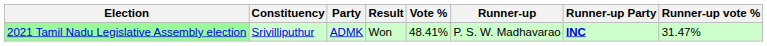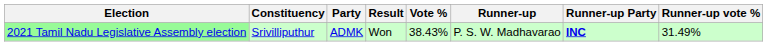(429, 31) 48.41% -> (429, 31) 38.43%
(681, 31) 31.47% -> (681, 31) 31.49%
